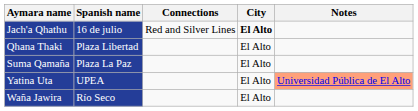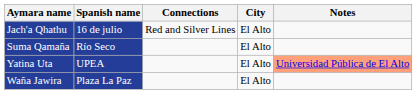(256, 30) bold -> (256, 30) normal
- row: (35, 47)
(104, 64) Plaza La Paz -> (96, 47) Río Seco
(96, 98) Río Seco -> (104, 81) Plaza La Paz
